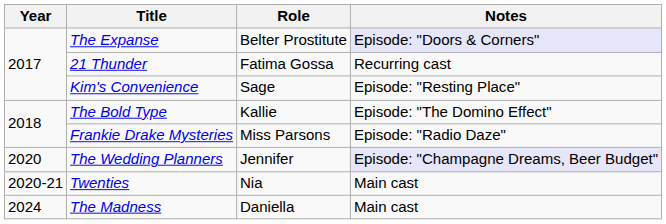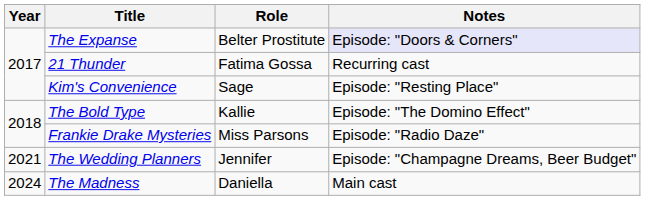(25, 159) 2020 -> (25, 159) 2021
(506, 159) lavender background -> (484, 159) no background
- row: (100, 183)
